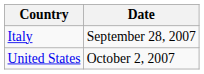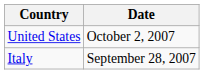rows swapped: (20, 36) <-> (44, 58)
